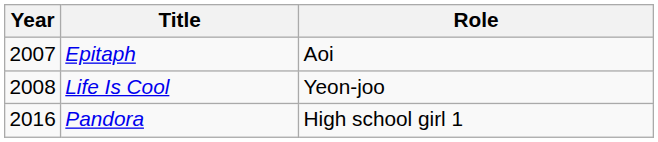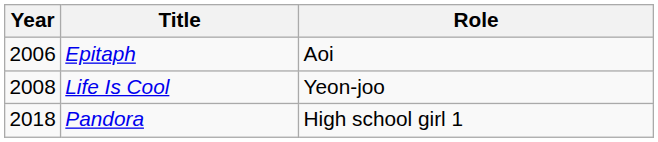(33, 53) 2007 -> (33, 53) 2006
(33, 119) 2016 -> (33, 119) 2018
